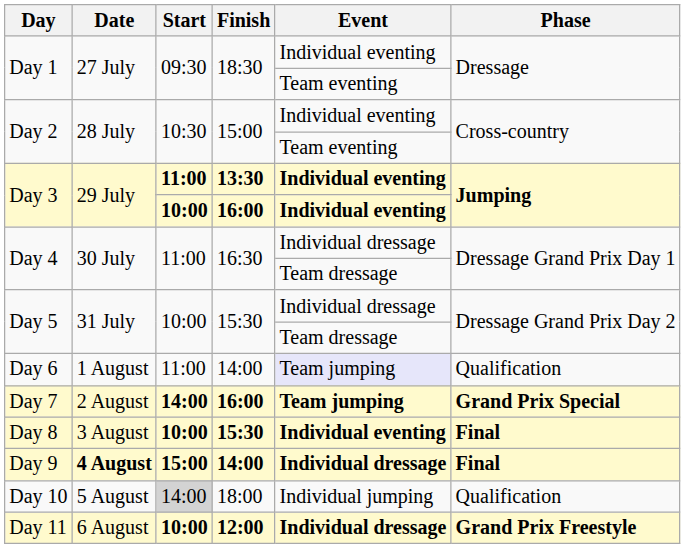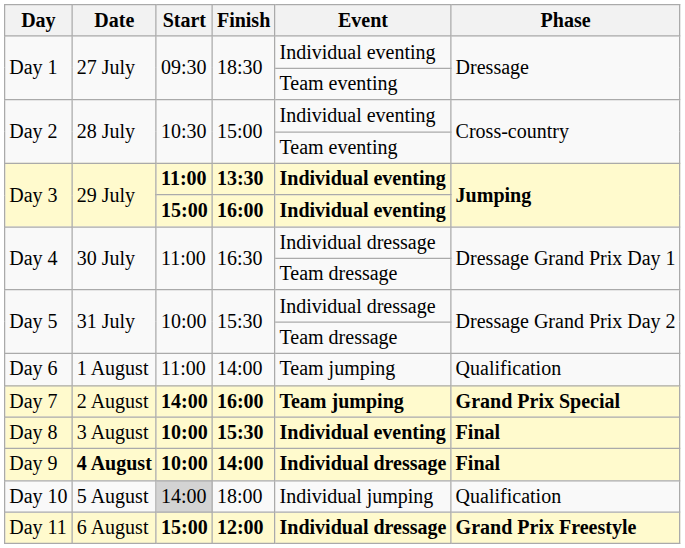(184, 210) 10:00 -> (184, 210) 15:00
(337, 369) lavender background -> (337, 369) no background
(184, 464) 15:00 -> (184, 464) 10:00
(184, 527) 10:00 -> (184, 527) 15:00
